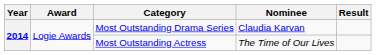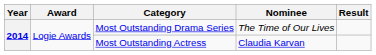(271, 28) Claudia Karvan -> (286, 28) The Time of Our Lives
(286, 43) The Time of Our Lives -> (271, 43) Claudia Karvan
